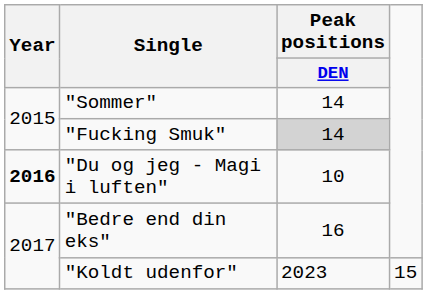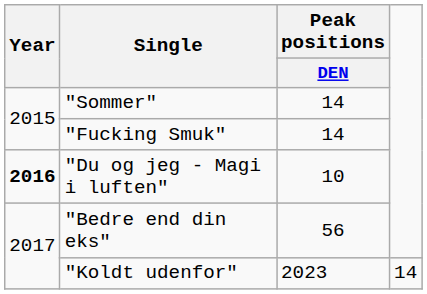(333, 134) lightgrey background -> (333, 134) no background
(333, 230) 16 -> (333, 230) 56
(406, 273) 15 -> (406, 273) 14
